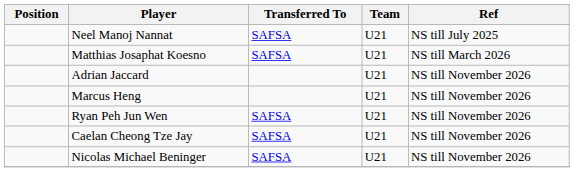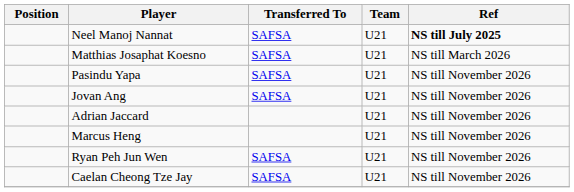(455, 34) normal -> (456, 34) bold
+ row: (106, 75)
+ row: (99, 95)
- row: (139, 156)
